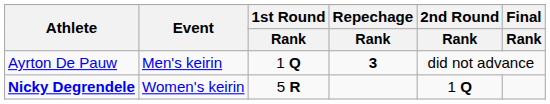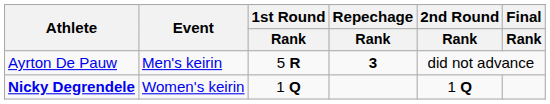(289, 63) 1 Q -> (289, 63) 5 R
(289, 87) 5 R -> (289, 87) 1 Q
